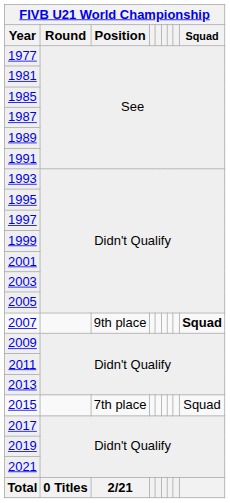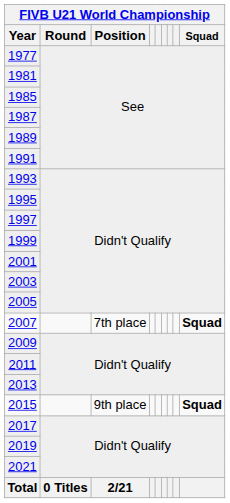(120, 323) 9th place -> (120, 323) 7th place
(120, 405) 7th place -> (120, 405) 9th place
(202, 405) normal -> (202, 405) bold
